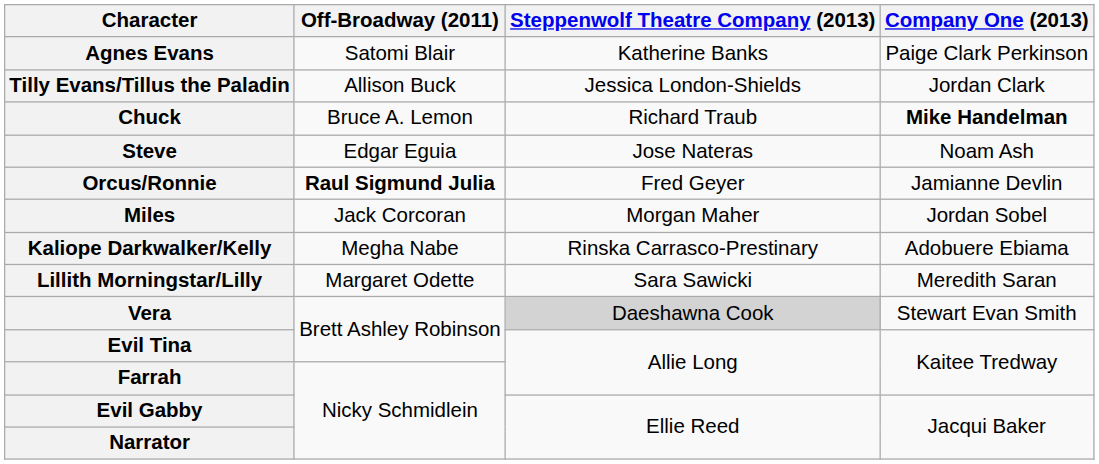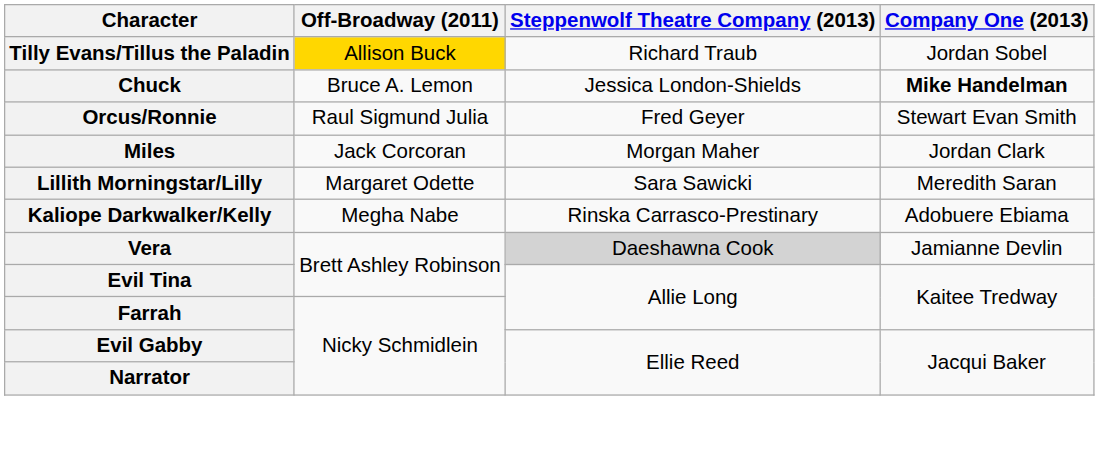- row: (150, 53)
(400, 85) no background -> (400, 53) gold background
(693, 85) Jessica London-Shields -> (693, 53) Richard Traub
(987, 85) Jordan Clark -> (987, 53) Jordan Sobel
(693, 118) Richard Traub -> (693, 85) Jessica London-Shields
- row: (150, 150)
(400, 183) bold -> (400, 118) normal
(987, 183) Jamianne Devlin -> (987, 118) Stewart Evan Smith
(987, 215) Jordan Sobel -> (987, 150) Jordan Clark
rows swapped: (150, 248) <-> (150, 280)
(987, 313) Stewart Evan Smith -> (987, 248) Jamianne Devlin
